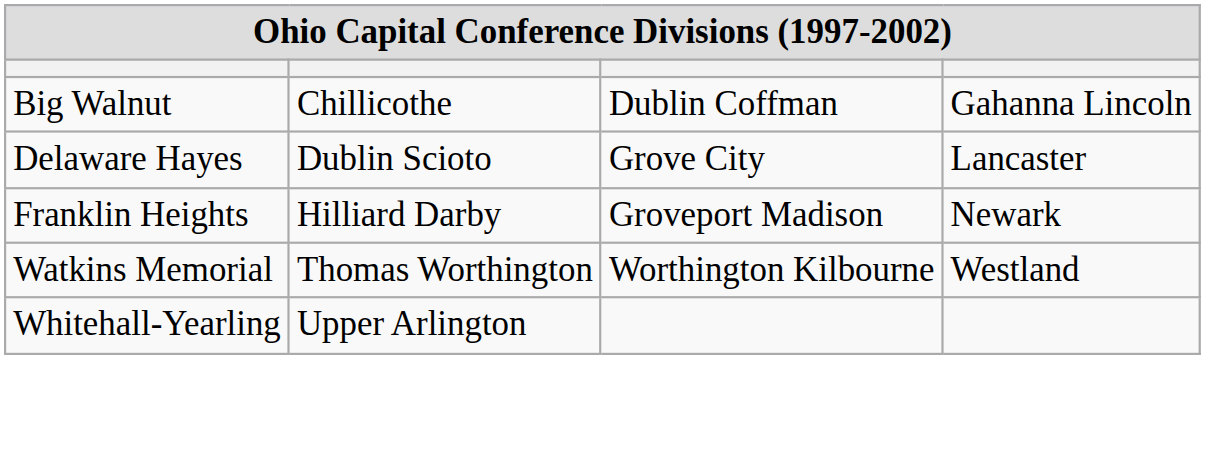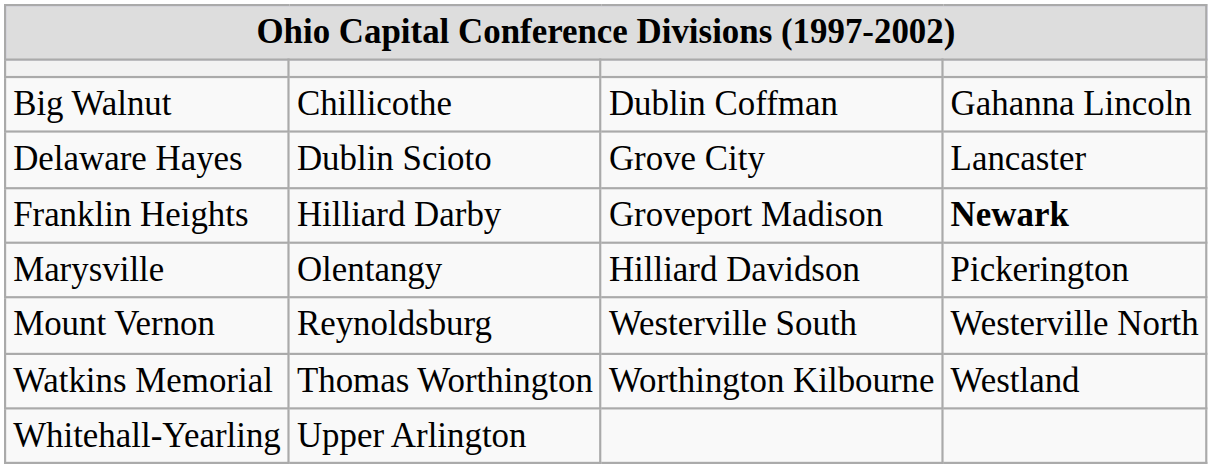(1006, 214) normal -> (1010, 214) bold
+ row: (89, 269)
+ row: (114, 324)
